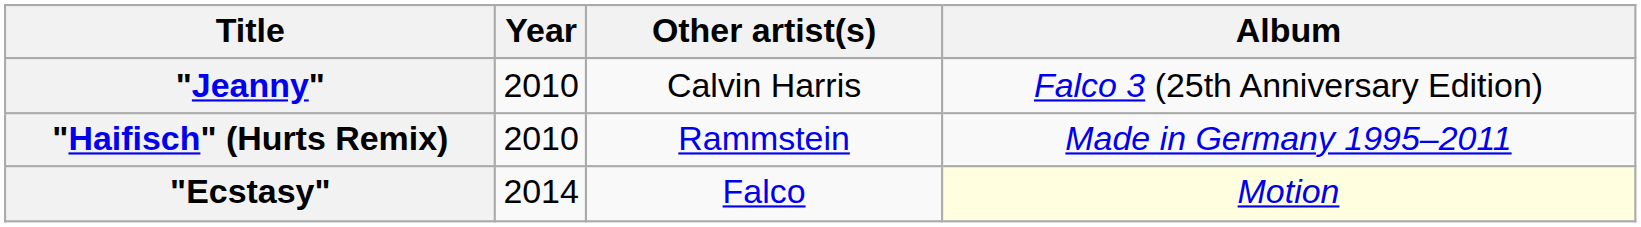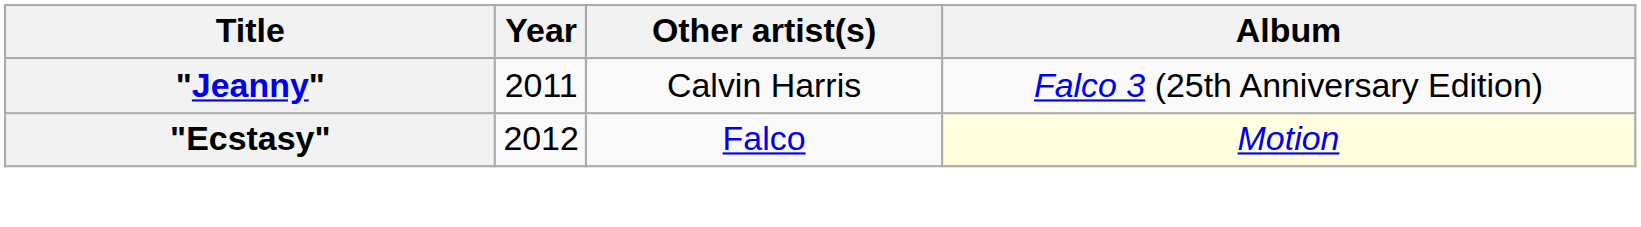(541, 85) 2010 -> (541, 85) 2011
- row: (250, 138)
(541, 192) 2014 -> (541, 138) 2012
